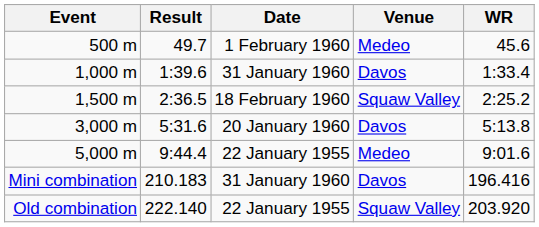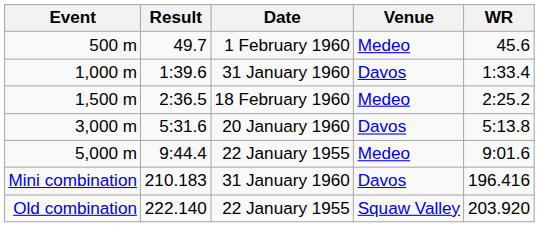(409, 99) Squaw Valley -> (384, 99) Medeo
